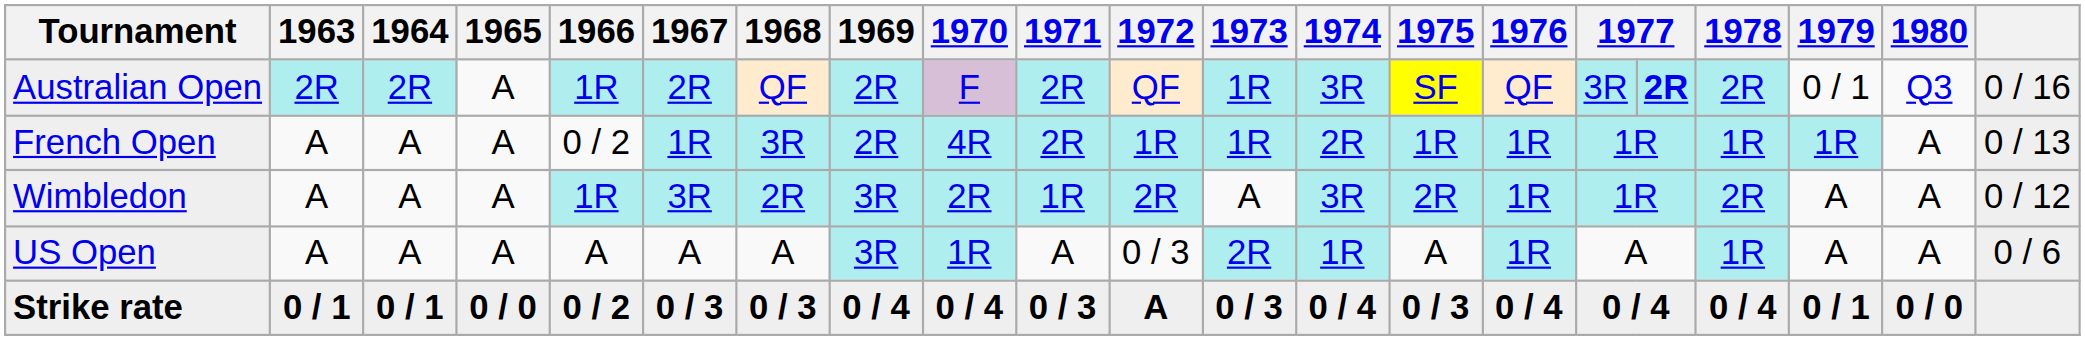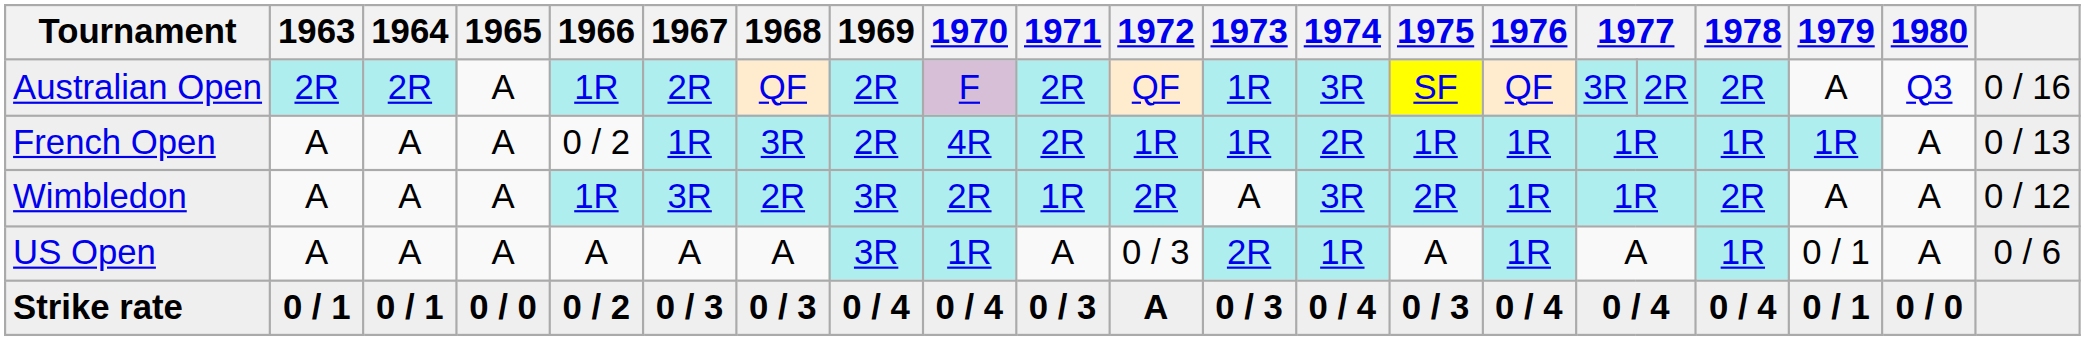(1666, 87) bold -> (1666, 87) normal
(1836, 87) 0 / 1 -> (1836, 87) A
(1836, 252) A -> (1836, 252) 0 / 1
